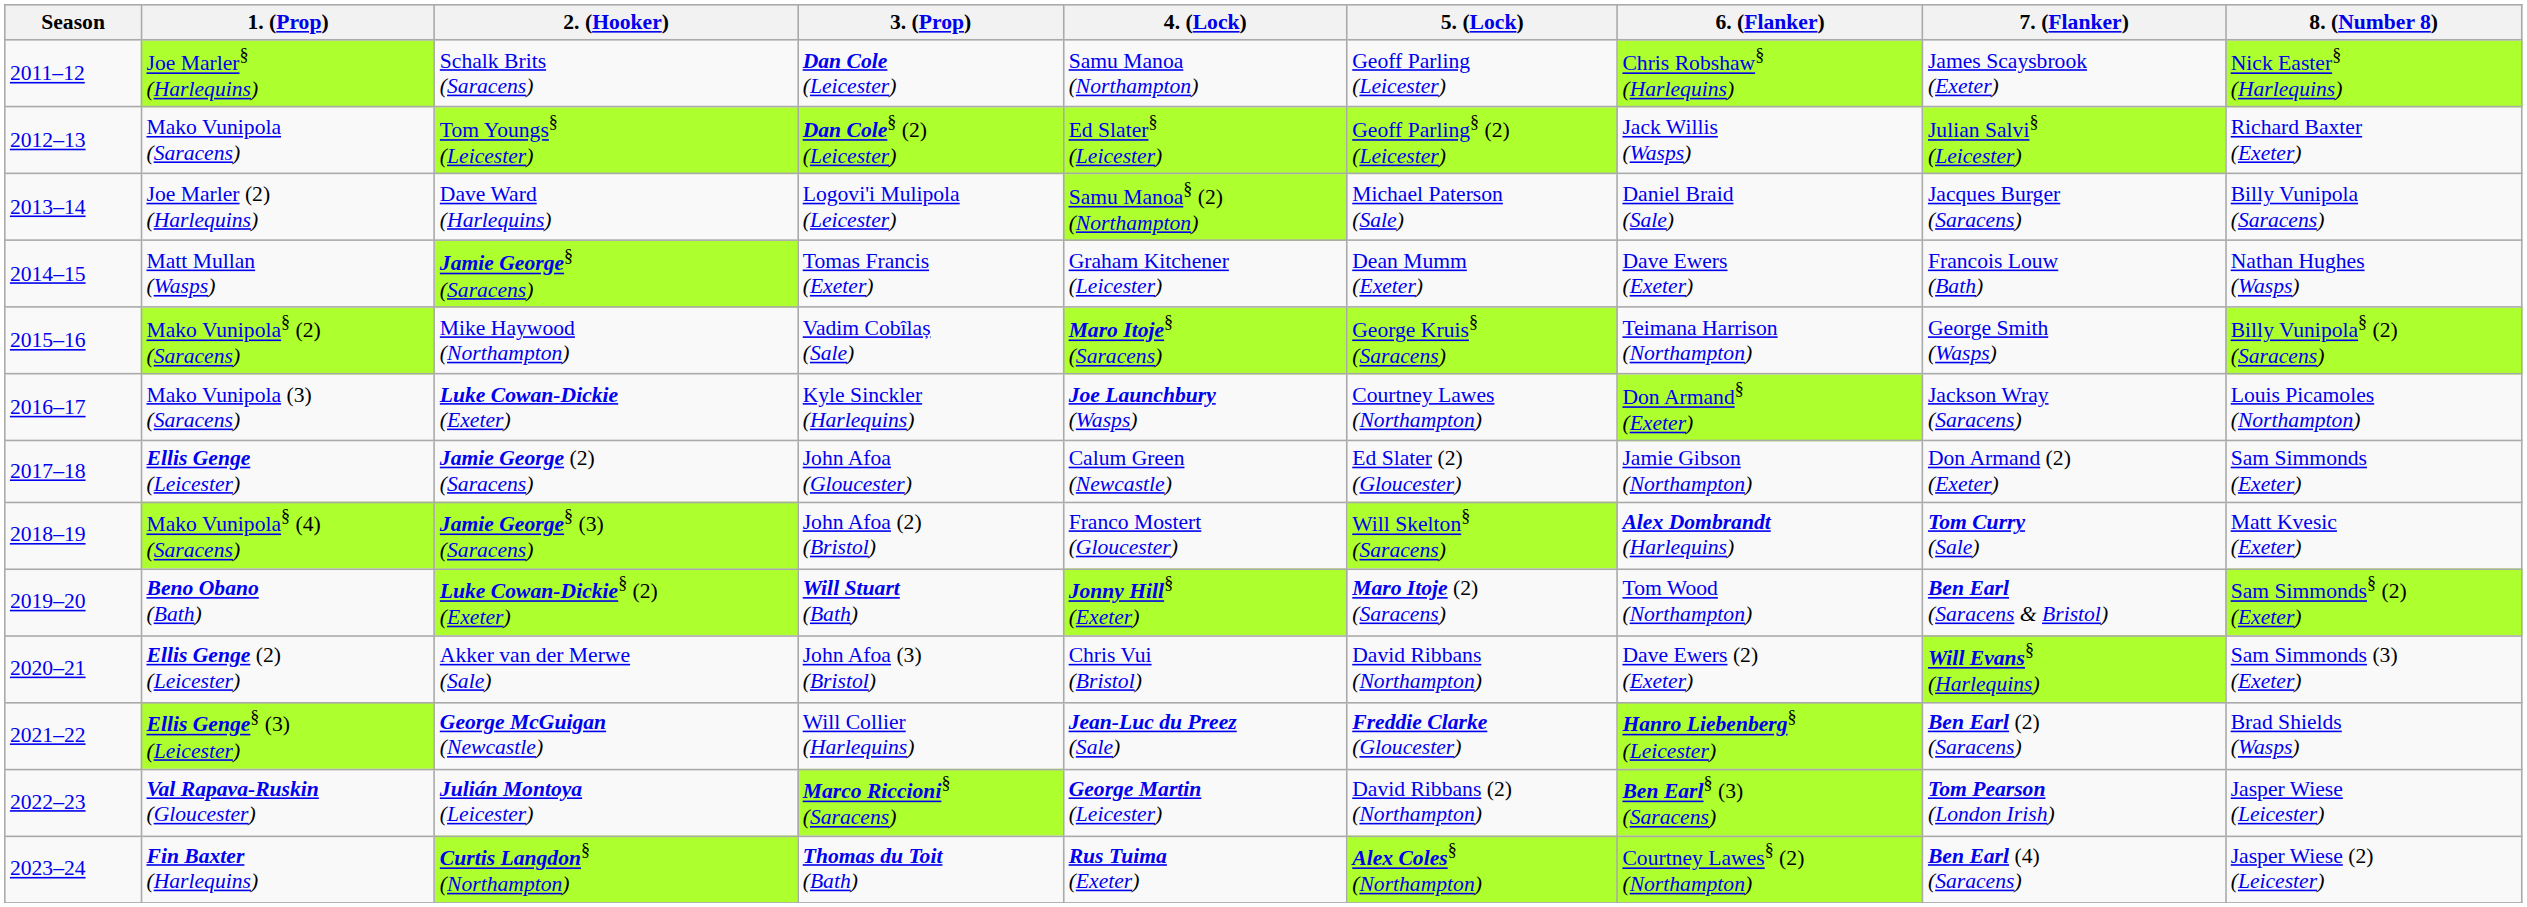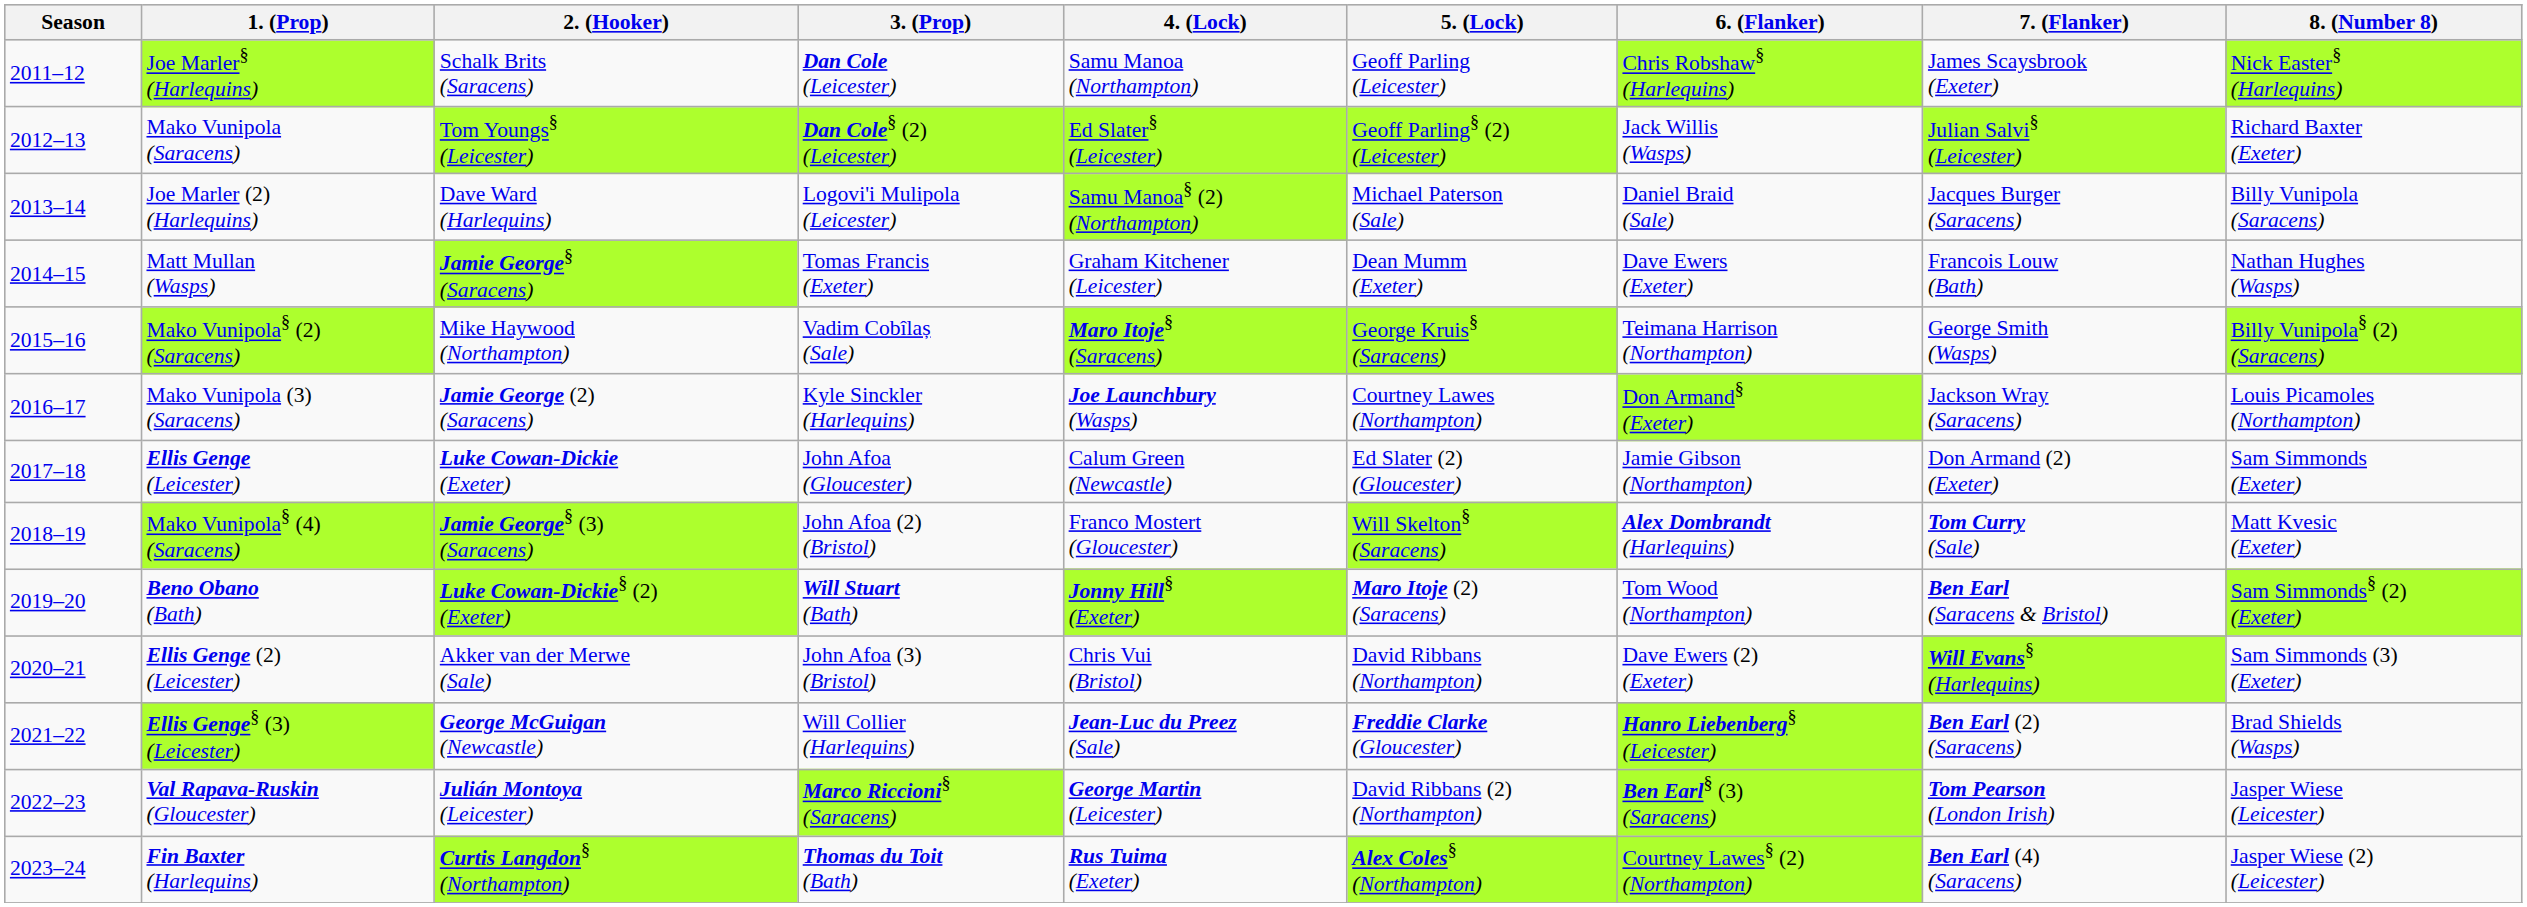(529, 406) Luke Cowan-Dickie (Exeter) -> (517, 406) Jamie George (2) (Saracens)
(517, 470) Jamie George (2) (Saracens) -> (529, 470) Luke Cowan-Dickie (Exeter)
